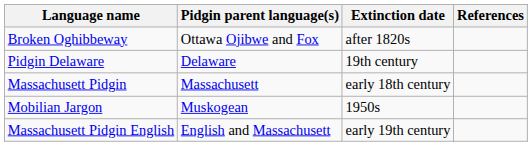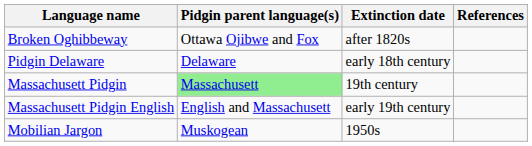(382, 61) 19th century -> (398, 61) early 18th century
(220, 84) no background -> (220, 84) lightgreen background
(398, 84) early 18th century -> (382, 84) 19th century
rows swapped: (91, 130) <-> (55, 107)
